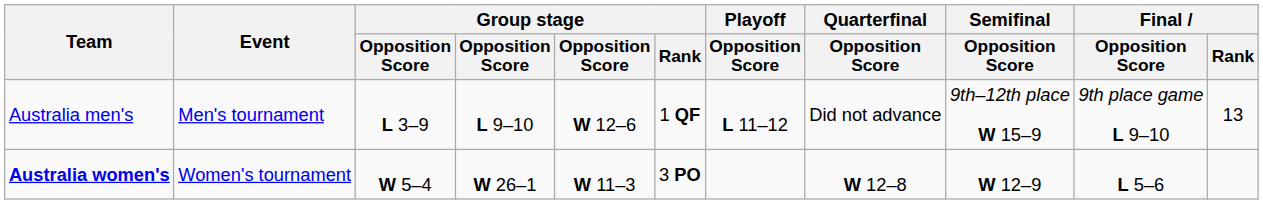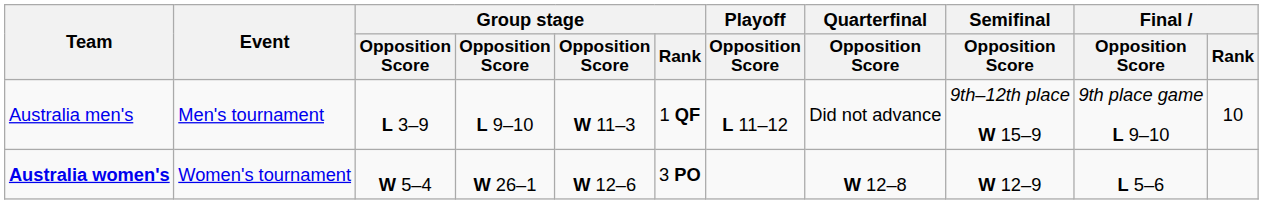(605, 125) W 12–6 -> (605, 125) W 11–3
(1233, 115) 13 -> (1233, 115) 10
(605, 185) W 11–3 -> (605, 185) W 12–6
